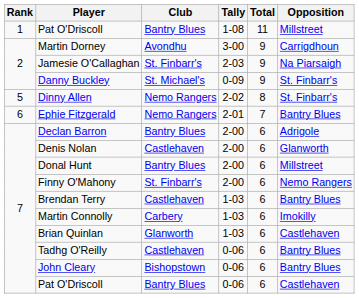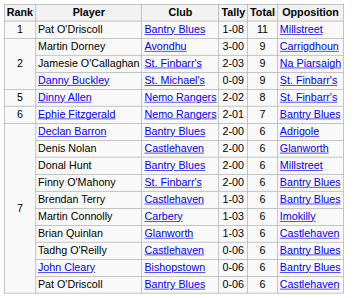(316, 183) Nemo Rangers -> (310, 183) Bantry Blues
